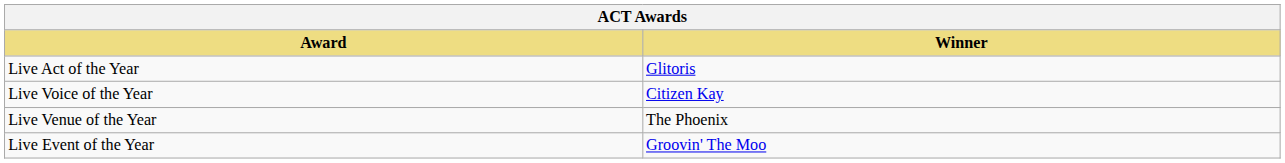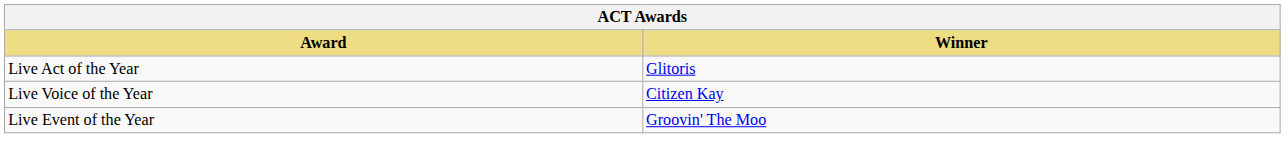- row: (82, 119)
